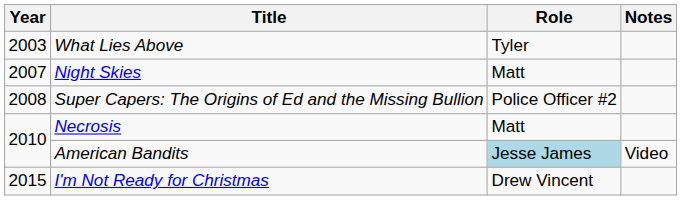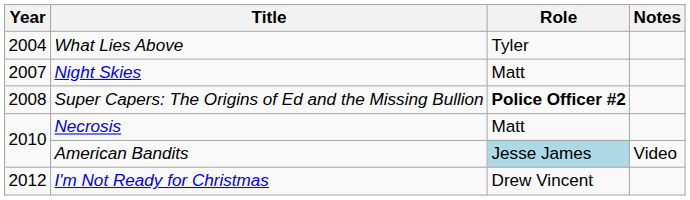(28, 45) 2003 -> (28, 45) 2004
(554, 99) normal -> (559, 99) bold
(28, 180) 2015 -> (28, 180) 2012
